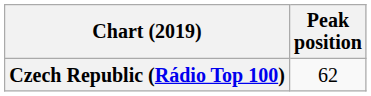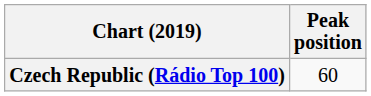(328, 74) 62 -> (328, 74) 60
